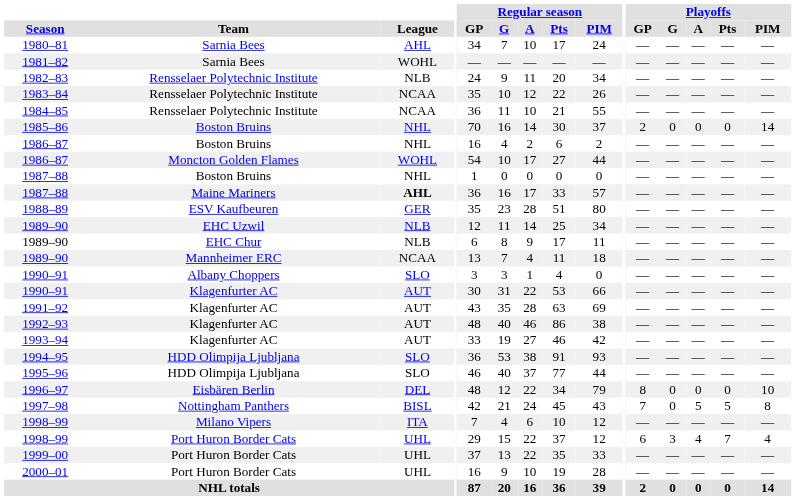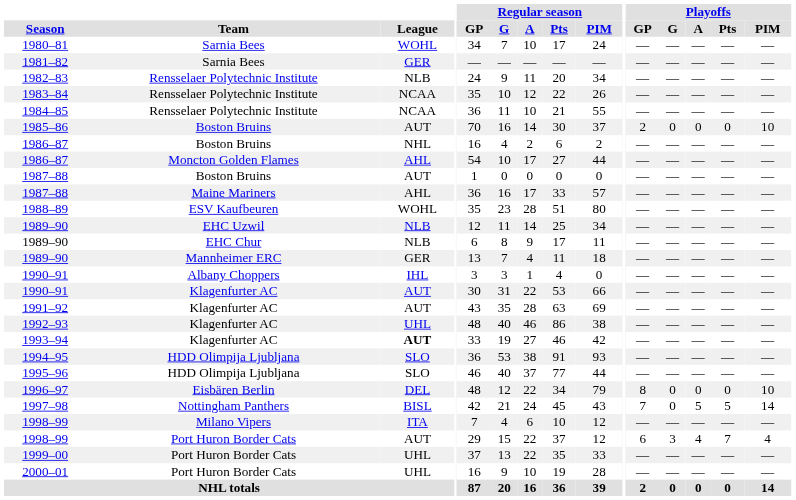(417, 45) AHL -> (417, 45) WOHL
(417, 61) WOHL -> (417, 61) GER
(417, 127) NHL -> (417, 127) AUT
(768, 127) 14 -> (768, 127) 10
(417, 159) WOHL -> (417, 159) AHL
(417, 176) NHL -> (417, 176) AUT
(417, 192) bold -> (417, 192) normal
(417, 209) GER -> (417, 209) WOHL
(417, 258) NCAA -> (417, 258) GER
(417, 274) SLO -> (417, 274) IHL
(417, 323) AUT -> (417, 323) UHL
(417, 340) normal -> (417, 340) bold
(768, 405) 8 -> (768, 405) 14
(417, 438) UHL -> (417, 438) AUT
